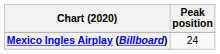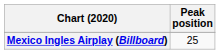(193, 40) 24 -> (193, 40) 25
